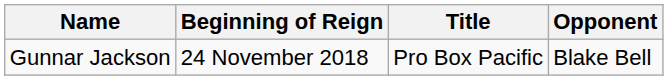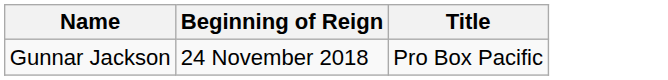- column: (605, 22)
